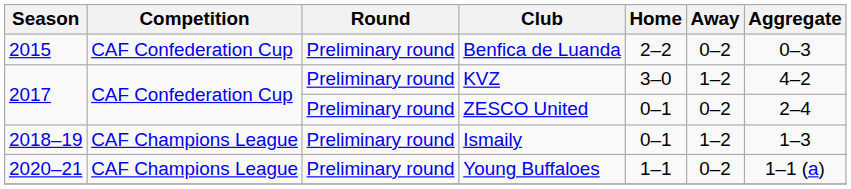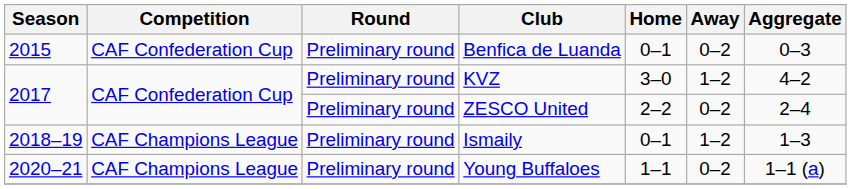(656, 49) 2–2 -> (656, 49) 0–1
(656, 109) 0–1 -> (656, 109) 2–2
